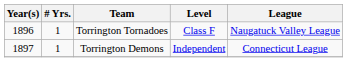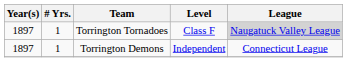(23, 31) 1896 -> (23, 31) 1897
(285, 31) no background -> (285, 31) lightgrey background
